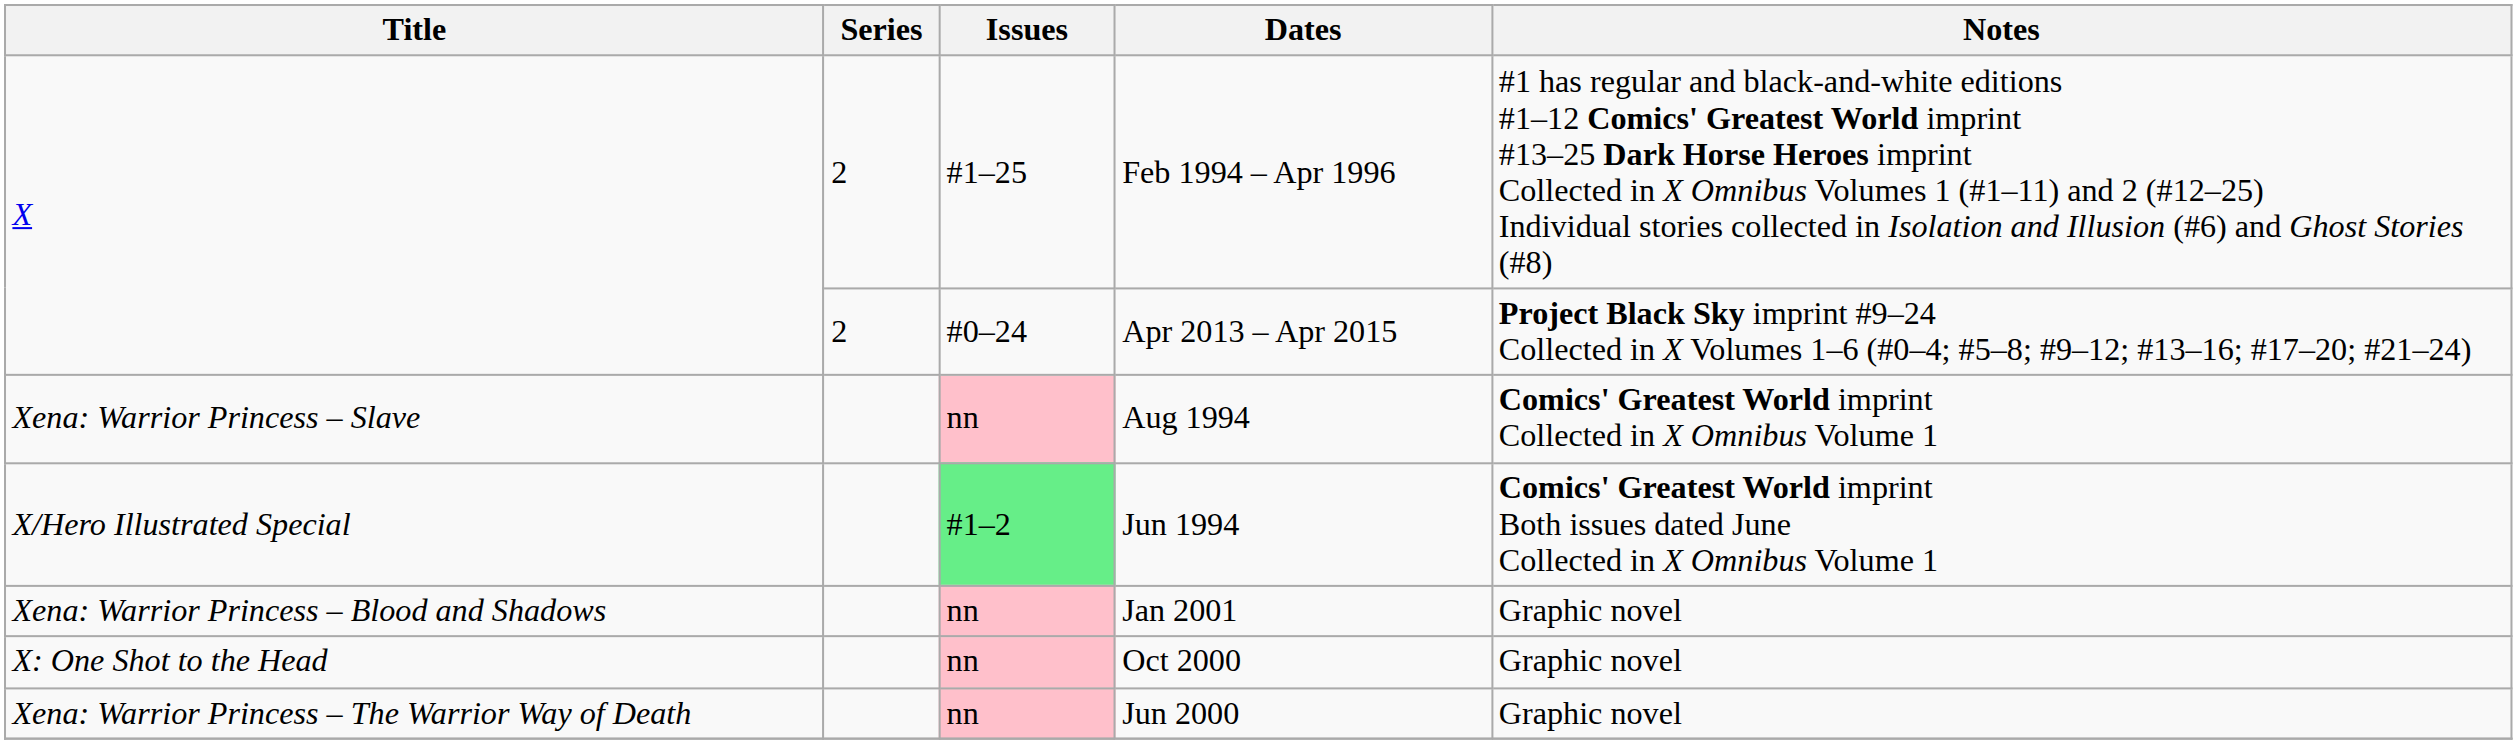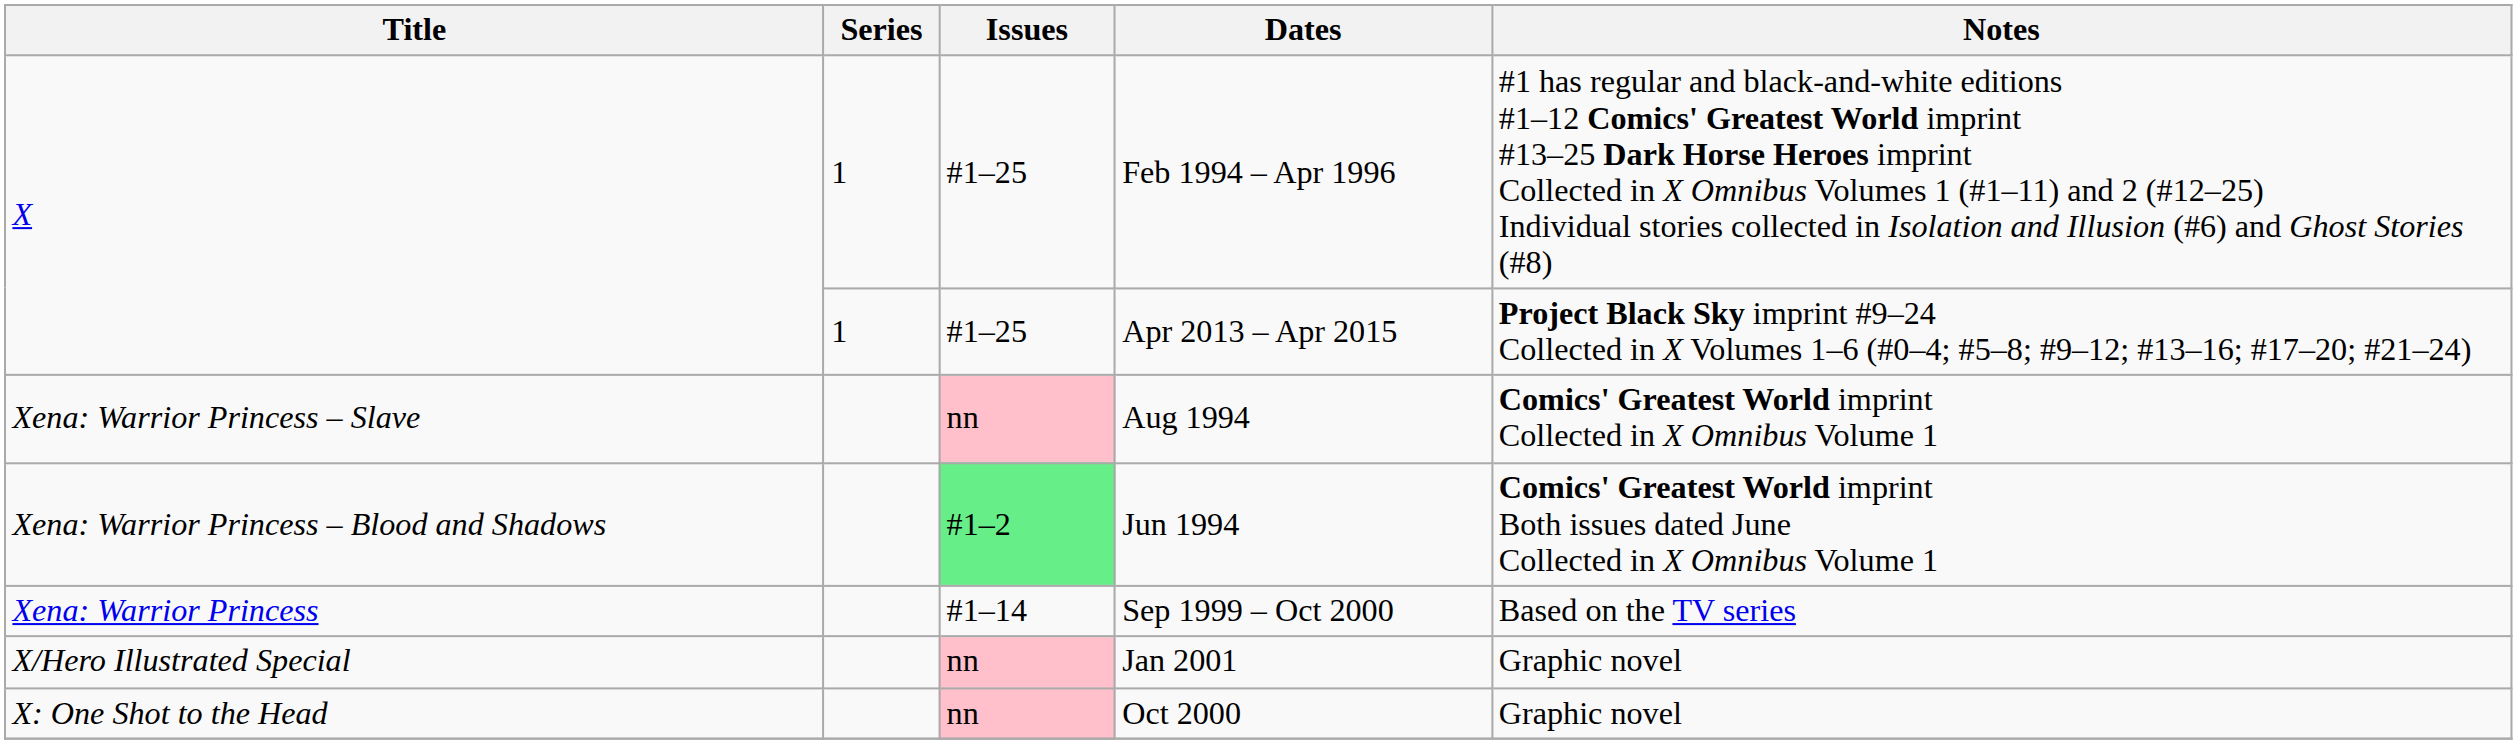(839, 171) 2 -> (839, 171) 1
(839, 330) 2 -> (839, 330) 1
(987, 330) #0–24 -> (987, 330) #1–25
(182, 523) X/Hero Illustrated Special -> (309, 523) Xena: Warrior Princess – Blood and Shadows
+ row: (1258, 610)
(309, 610) Xena: Warrior Princess – Blood and Shadows -> (182, 661) X/Hero Illustrated Special
- row: (1181, 712)
